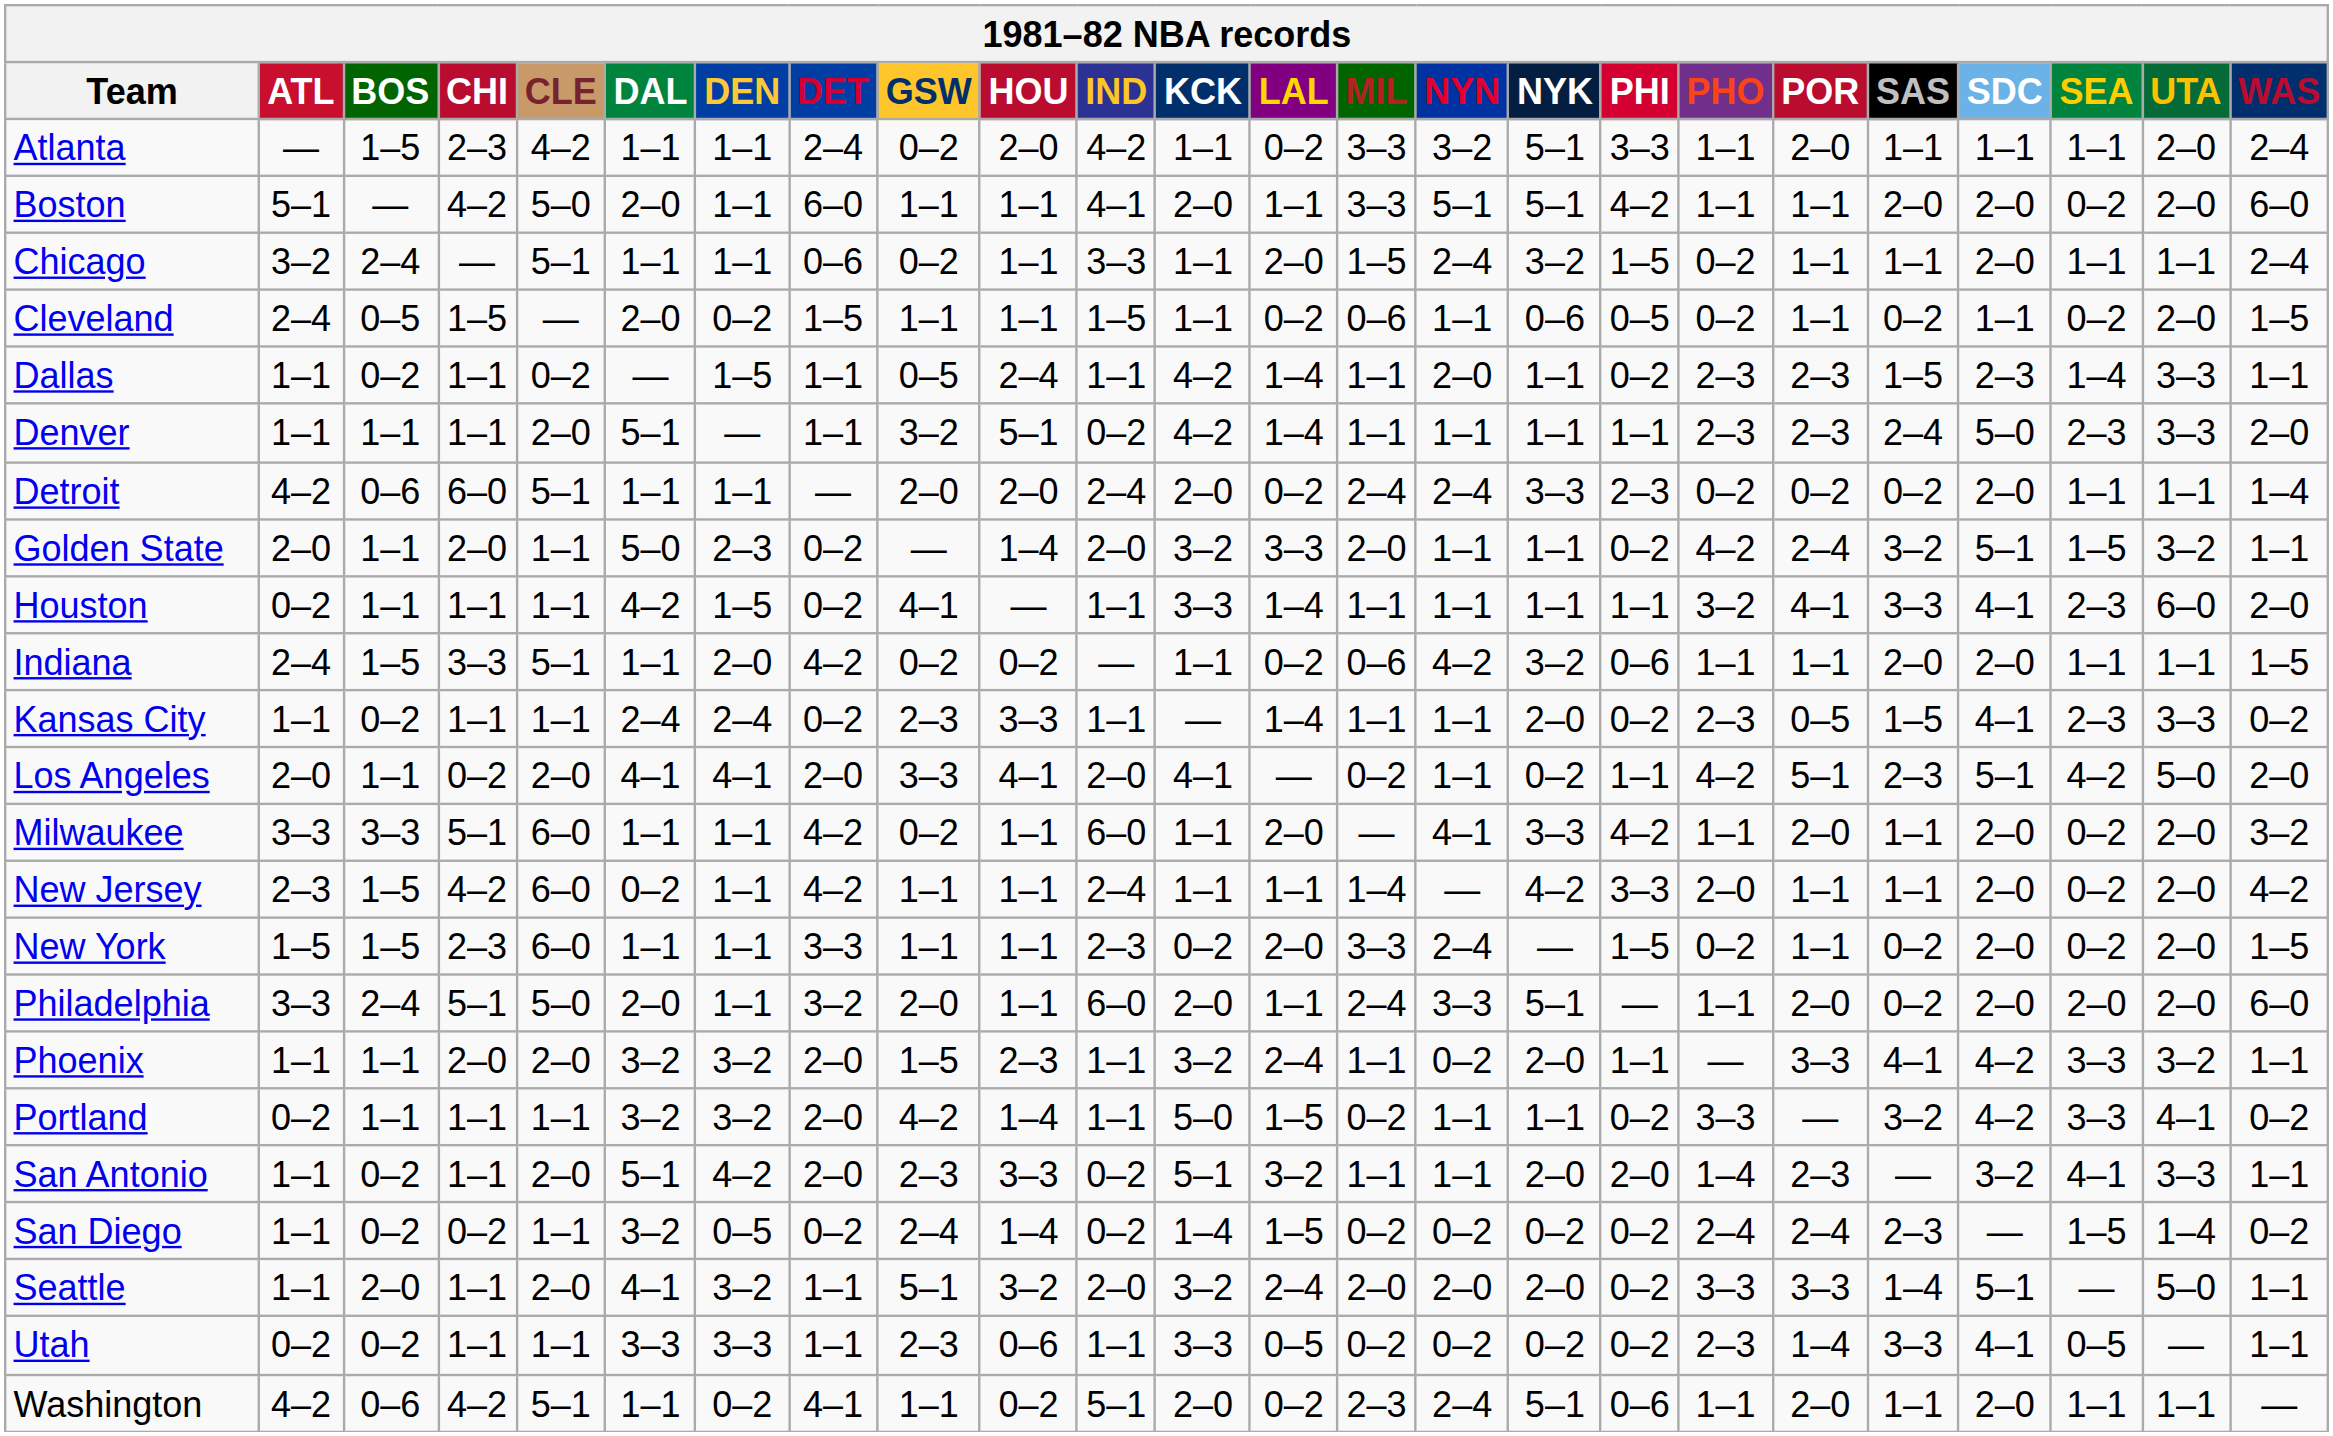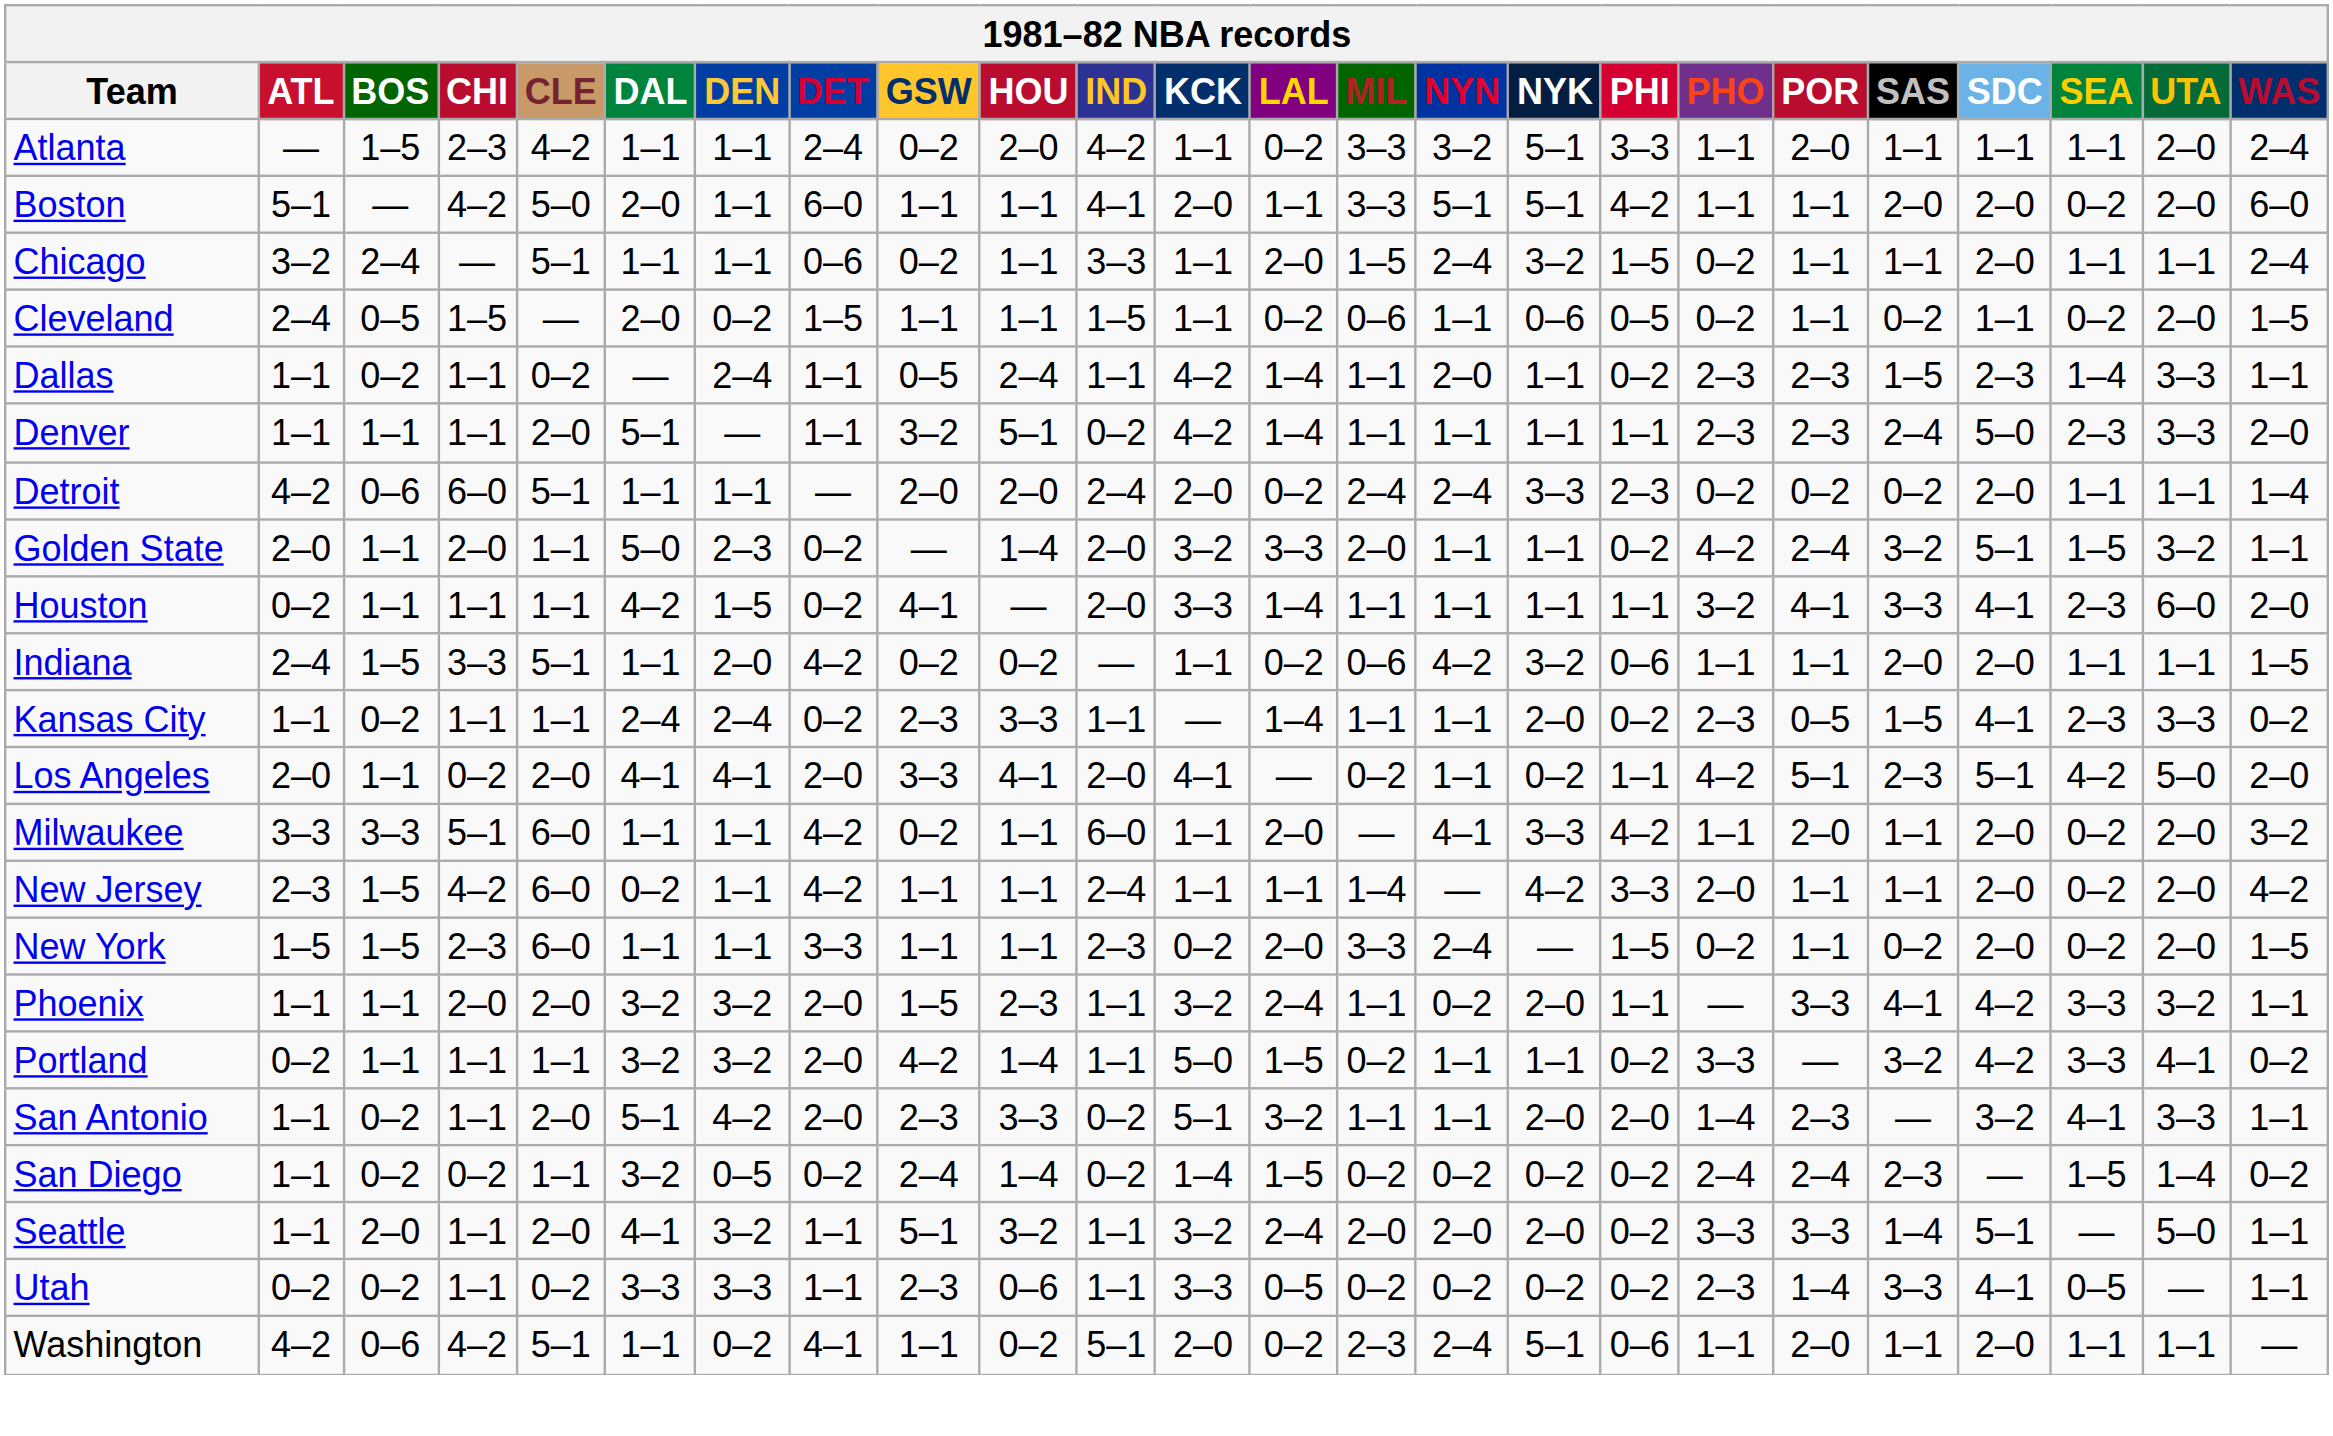(742, 376) 1–5 -> (742, 376) 2–4
(1116, 604) 1–1 -> (1116, 604) 2–0
- row: (112, 1003)
(1116, 1289) 2–0 -> (1116, 1231) 1–1
(561, 1346) 1–1 -> (561, 1289) 0–2
